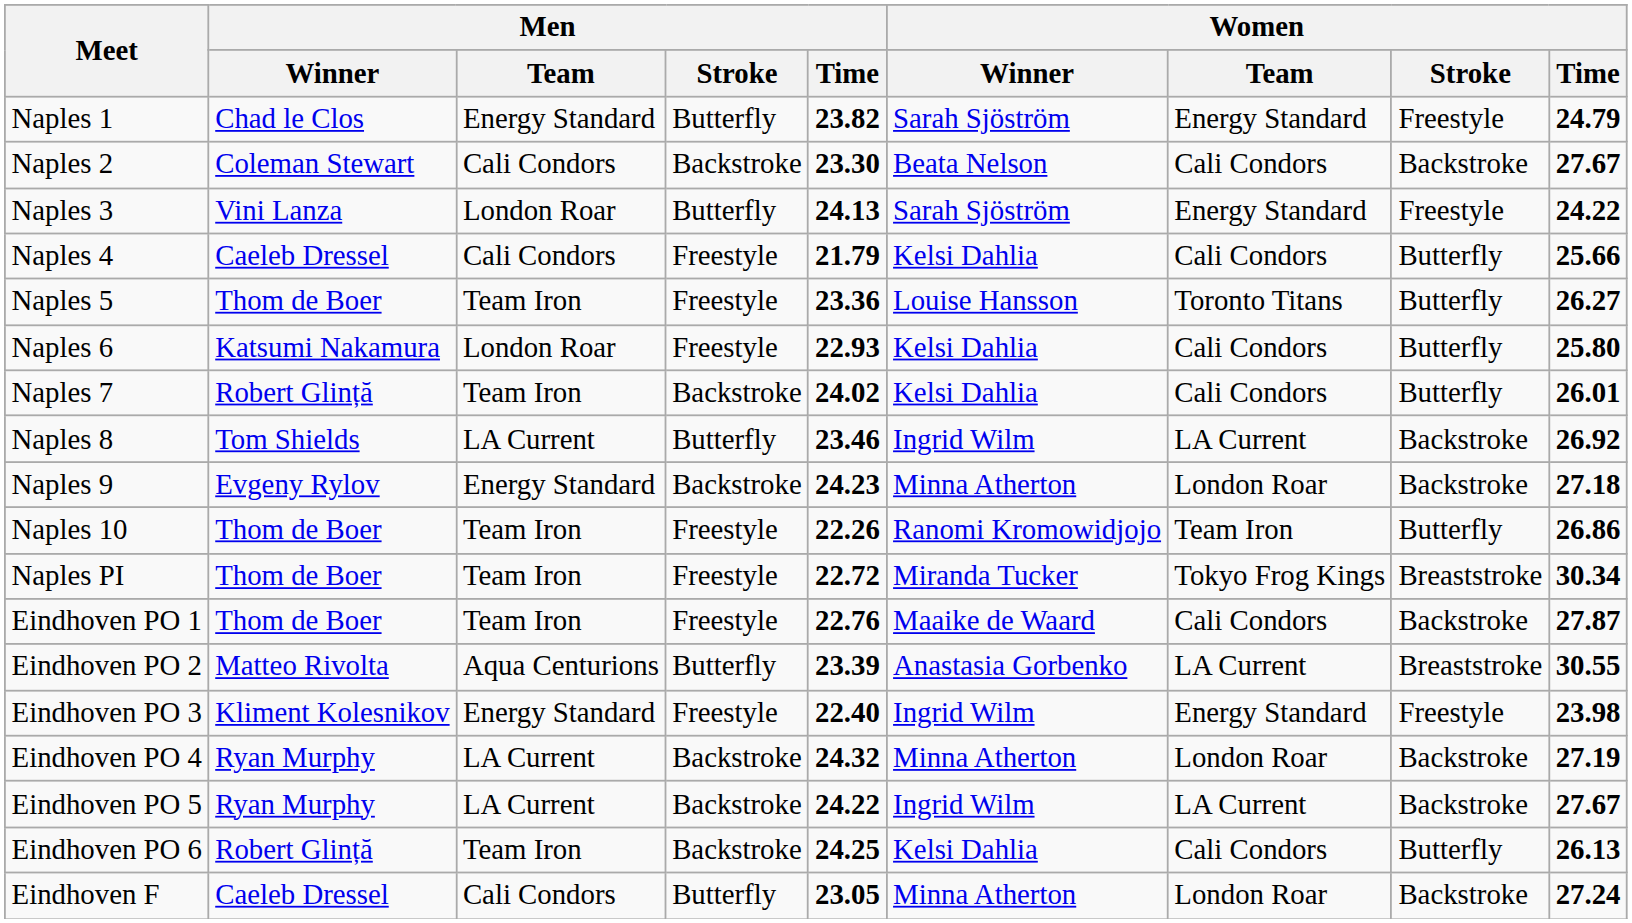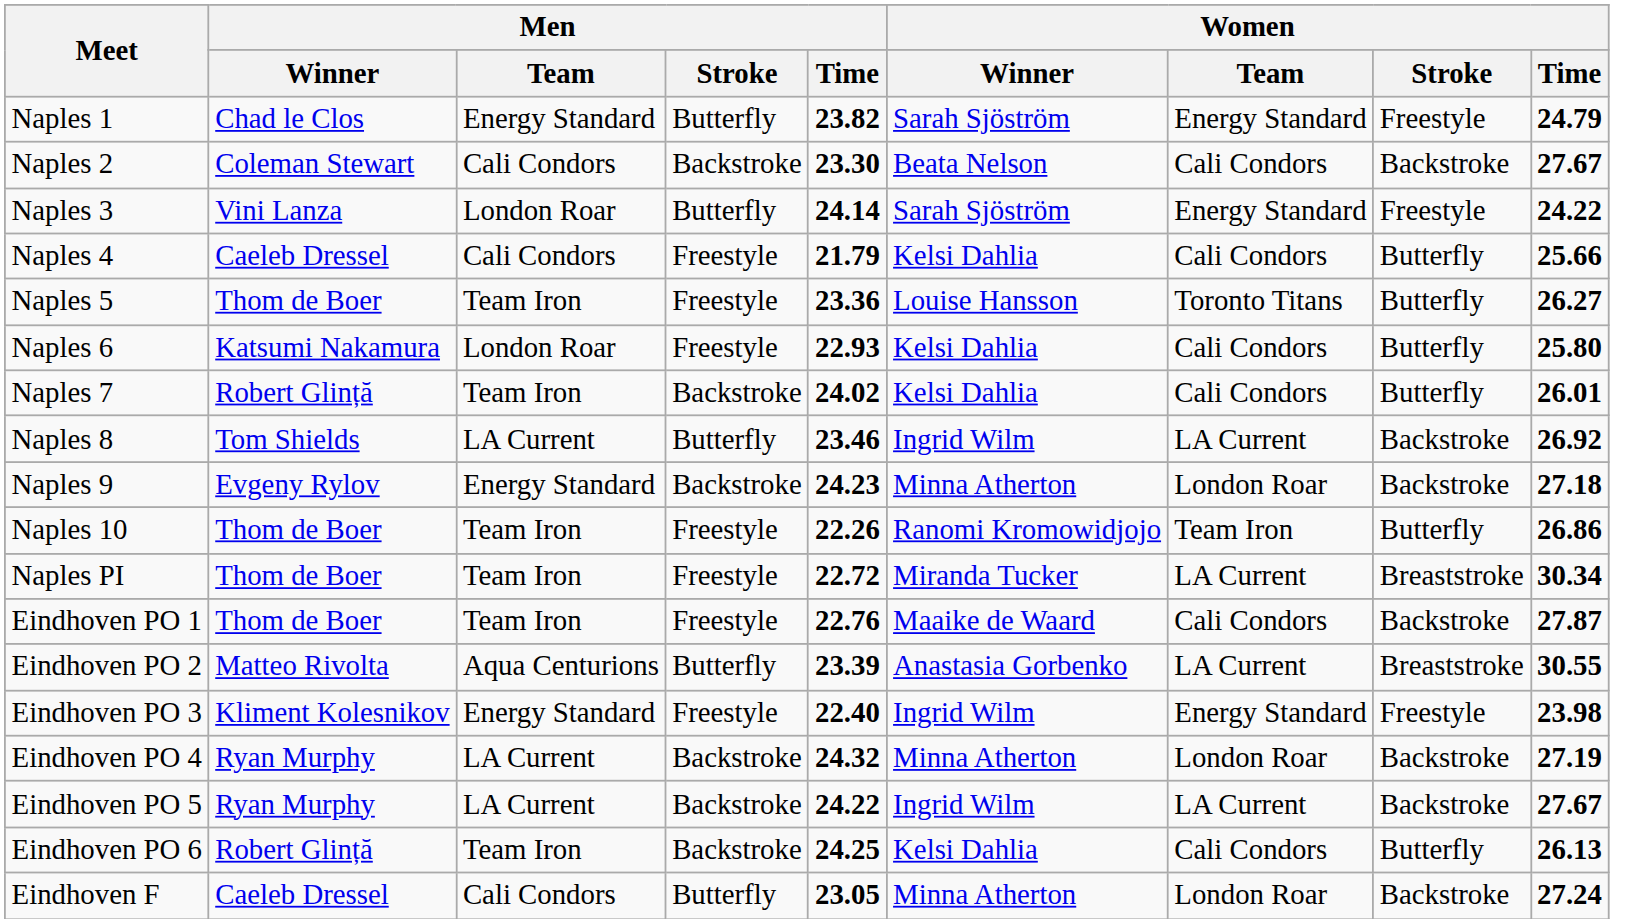(847, 210) 24.13 -> (847, 210) 24.14
(1280, 575) Tokyo Frog Kings -> (1240, 575) LA Current
